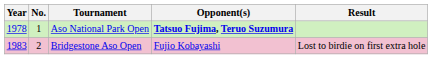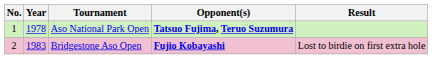columns swapped: (39, 12) <-> (17, 12)
(187, 46) normal -> (189, 46) bold
